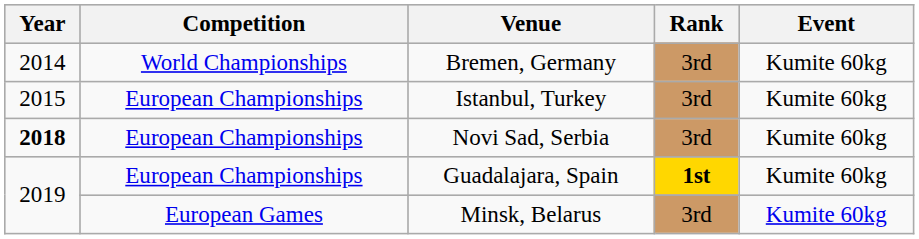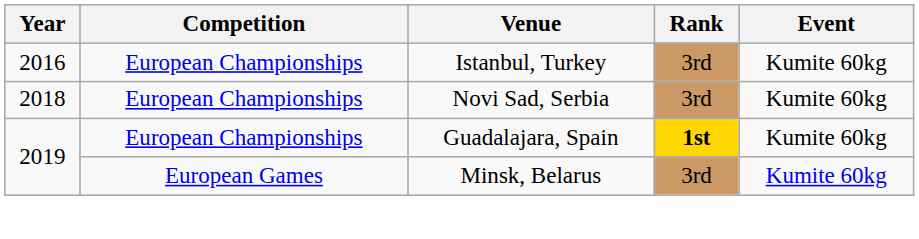- row: (531, 61)
(42, 99) 2015 -> (42, 61) 2016
(42, 137) bold -> (42, 99) normal
